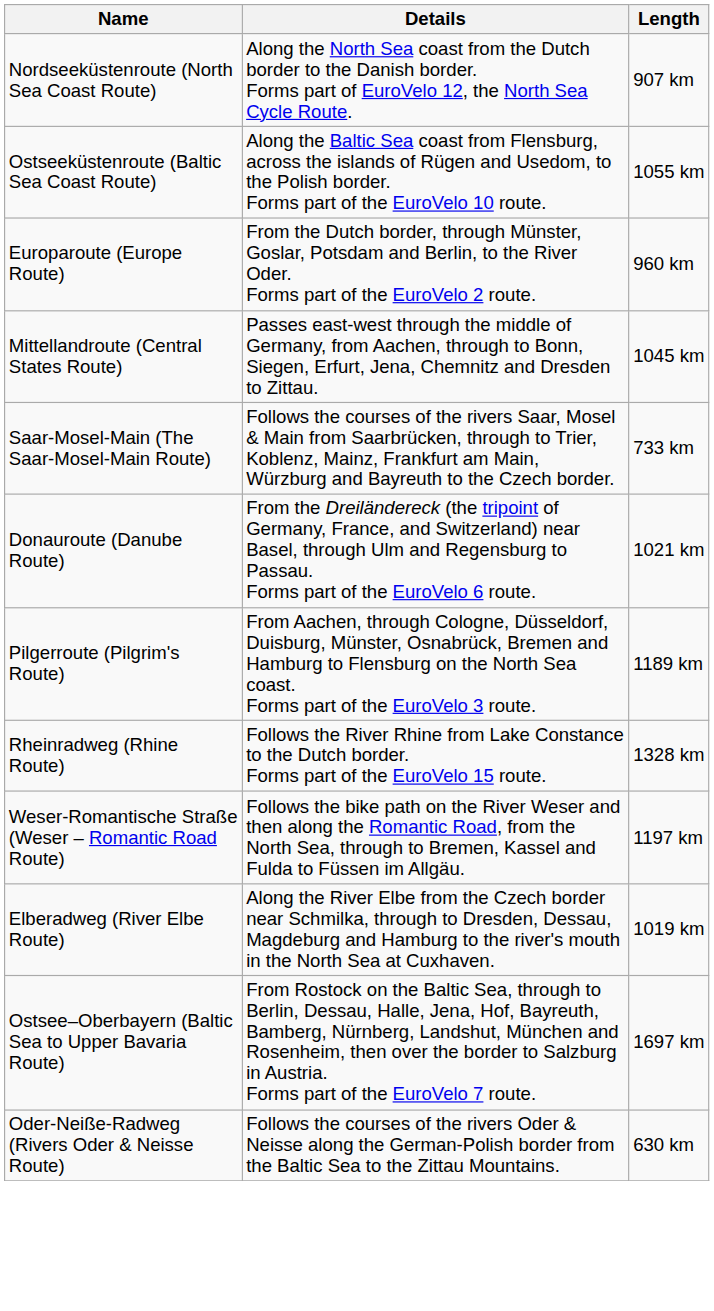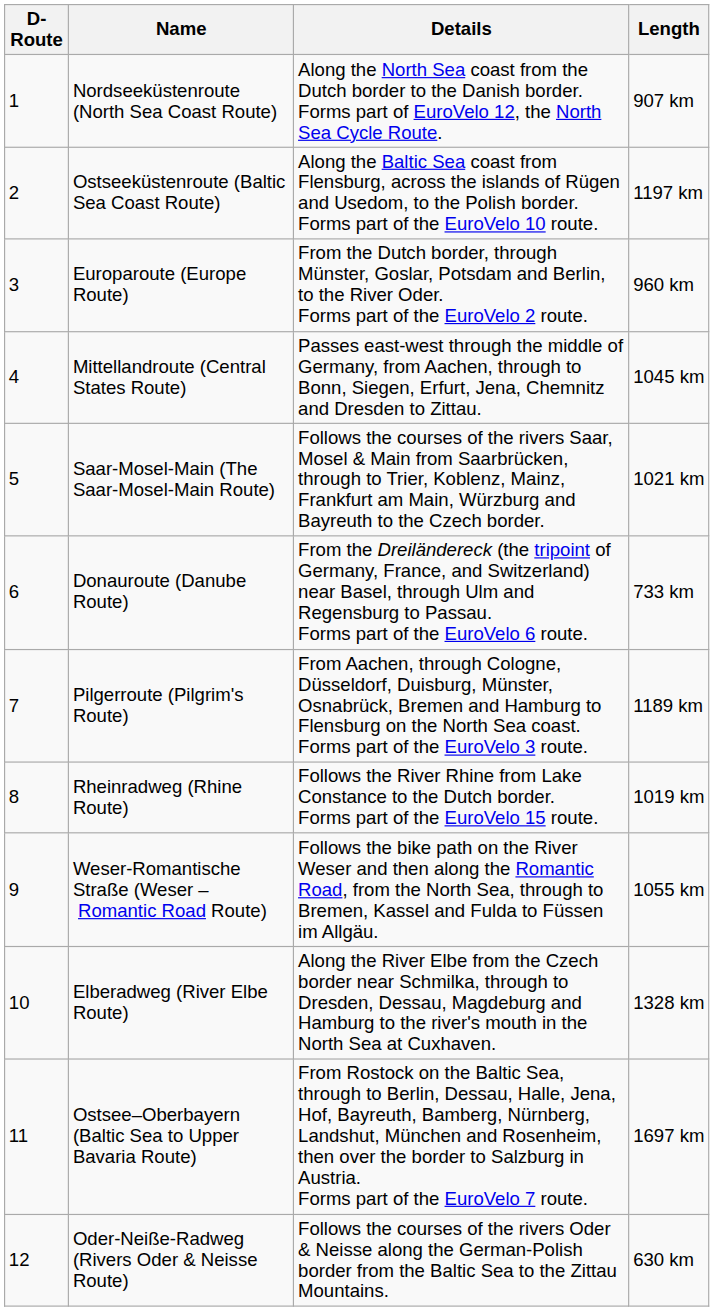+ column: (37, 29)
(669, 172) 1055 km -> (668, 192) 1197 km
(664, 448) 733 km -> (669, 479) 1021 km
(669, 550) 1021 km -> (664, 592) 733 km
(669, 755) 1328 km -> (669, 797) 1019 km
(668, 837) 1197 km -> (669, 889) 1055 km
(669, 929) 1019 km -> (669, 1002) 1328 km
